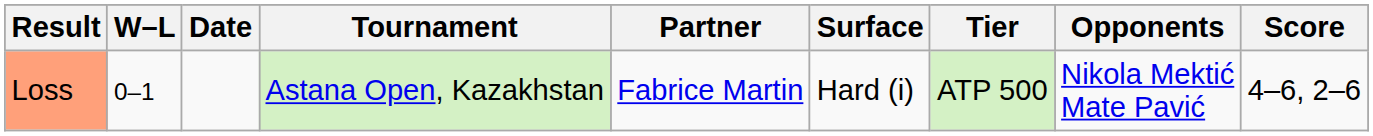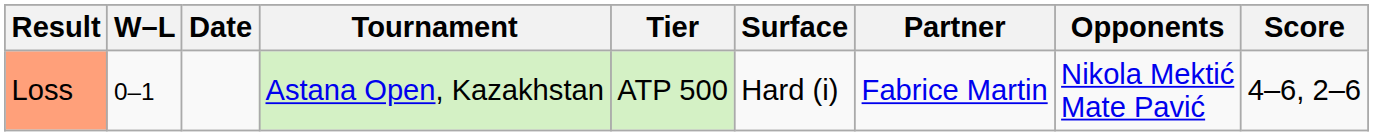columns swapped: (992, 27) <-> (710, 27)
